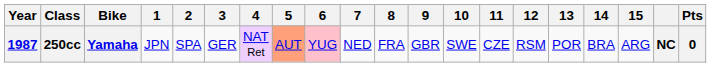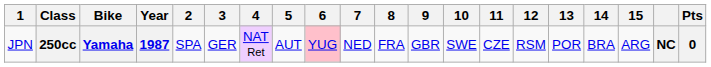columns swapped: (22, 15) <-> (157, 15)
(288, 44) lightsalmon background -> (288, 44) no background
